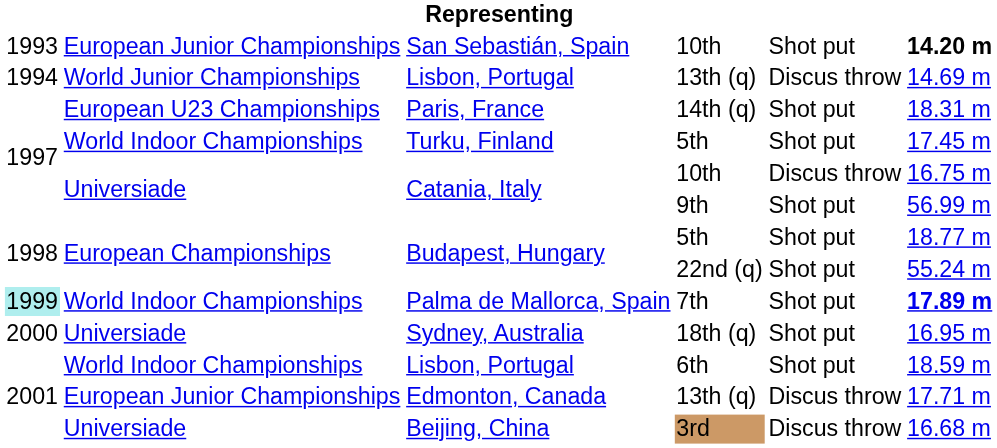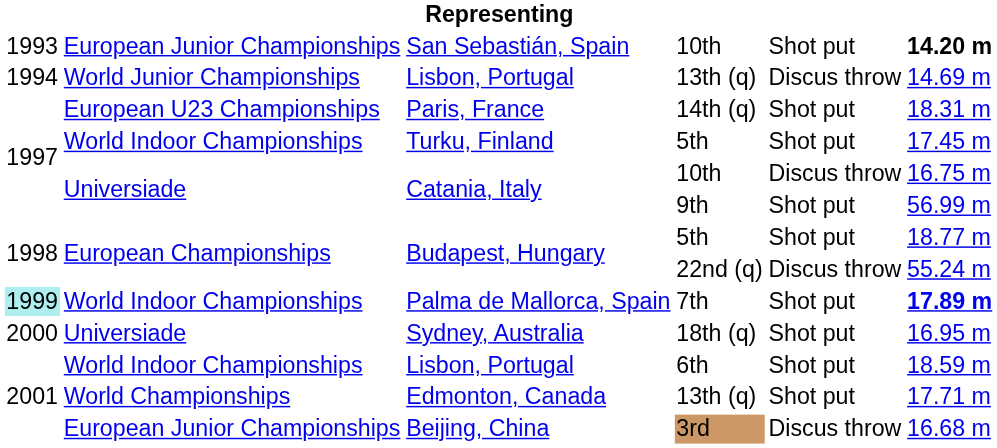(812, 269) Shot put -> (835, 269) Discus throw
(232, 396) European Junior Championships -> (177, 396) World Championships
(835, 396) Discus throw -> (812, 396) Shot put
(125, 428) Universiade -> (232, 428) European Junior Championships
